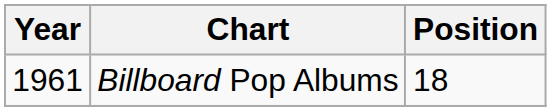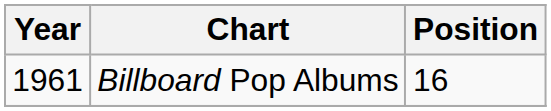(431, 79) 18 -> (431, 79) 16
